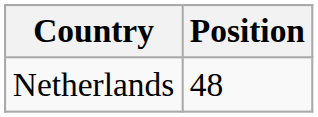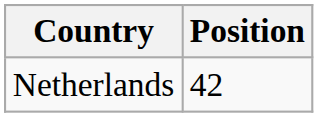(206, 84) 48 -> (206, 84) 42
